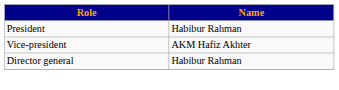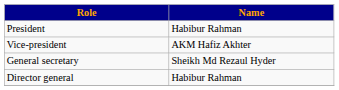+ row: (43, 61)
